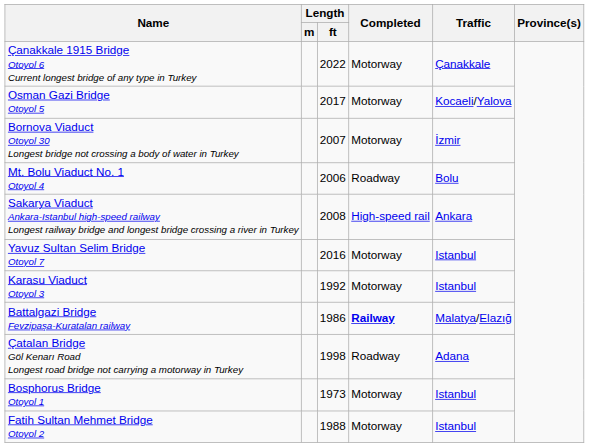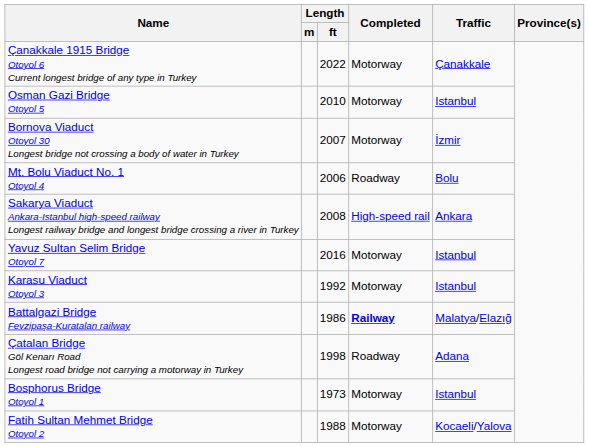(333, 102) 2017 -> (333, 102) 2010
(473, 102) Kocaeli/Yalova -> (456, 102) Istanbul
(456, 426) Istanbul -> (473, 426) Kocaeli/Yalova
